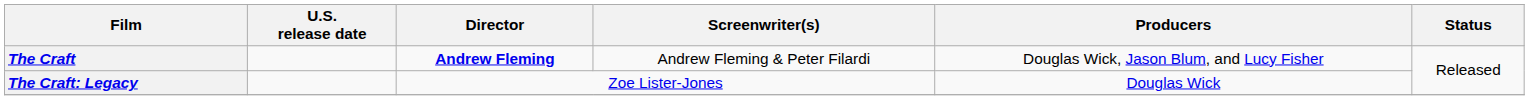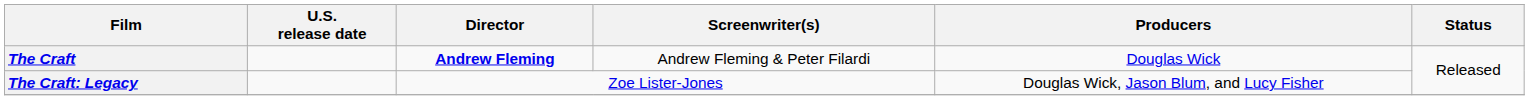(1173, 58) Douglas Wick, Jason Blum, and Lucy Fisher -> (1173, 58) Douglas Wick
(1173, 82) Douglas Wick -> (1173, 82) Douglas Wick, Jason Blum, and Lucy Fisher
